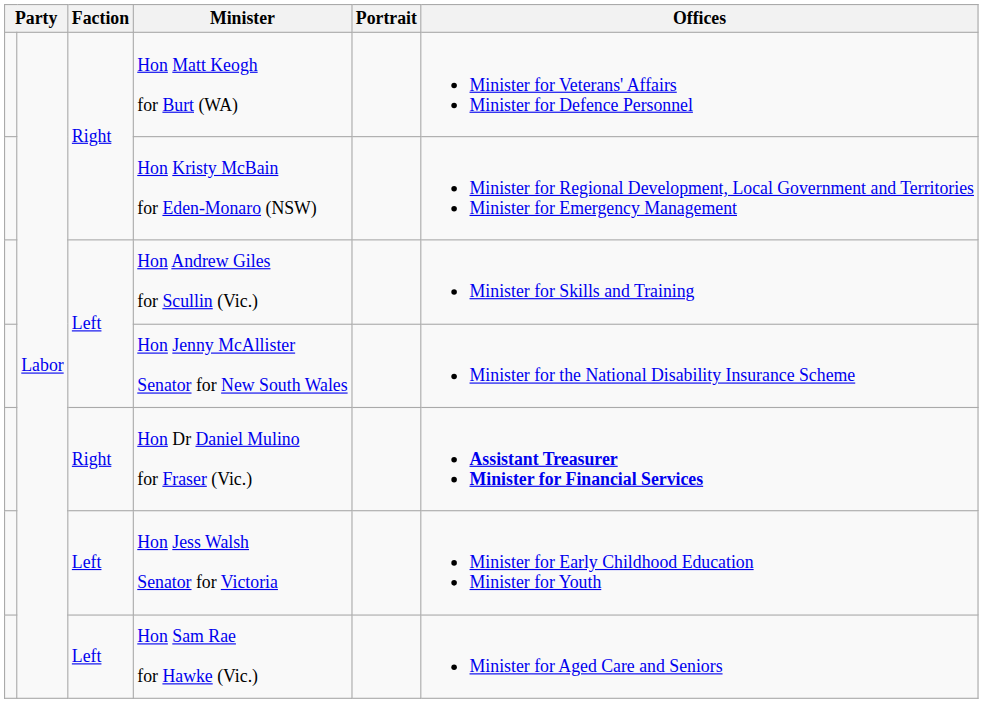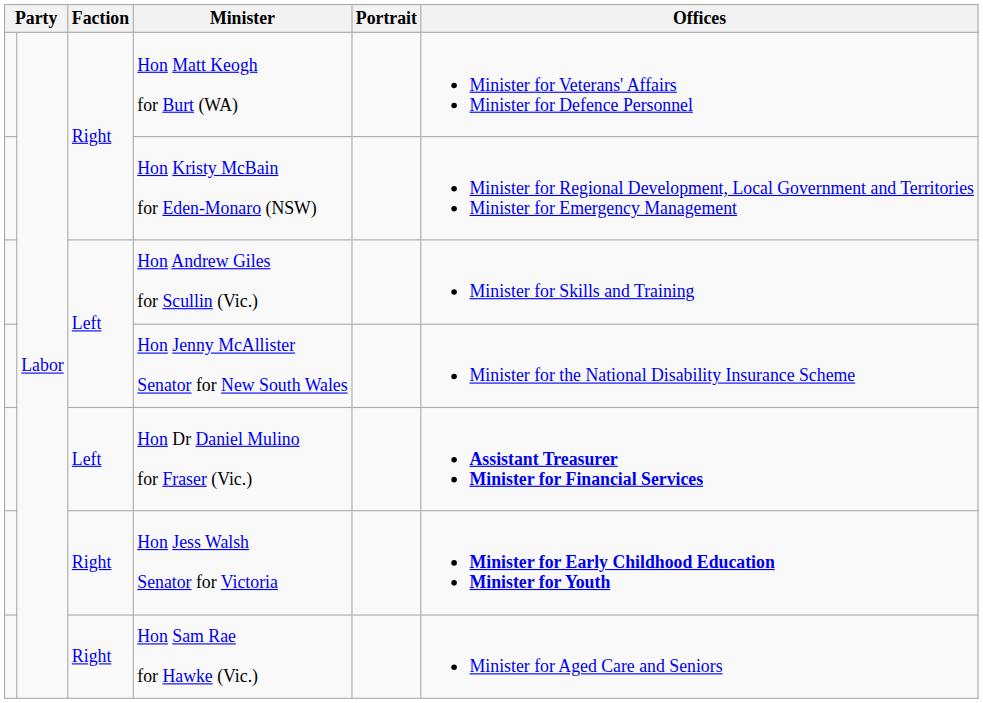(92, 459) Right -> (87, 459) Left
(87, 562) Left -> (92, 562) Right
(700, 573) normal -> (700, 573) bold
(87, 656) Left -> (92, 656) Right
